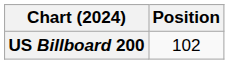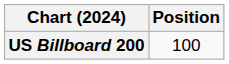(186, 45) 102 -> (186, 45) 100
